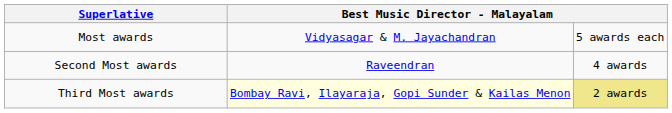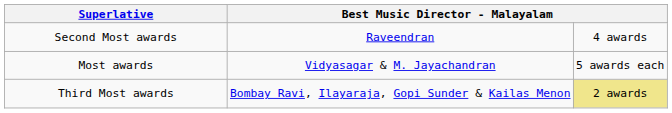rows swapped: (116, 37) <-> (116, 65)
(400, 94) lightyellow background -> (400, 94) no background
